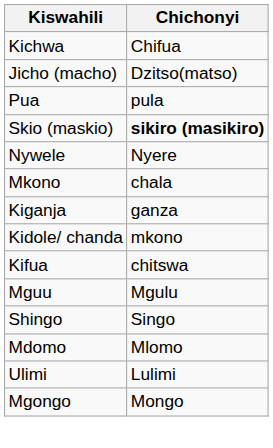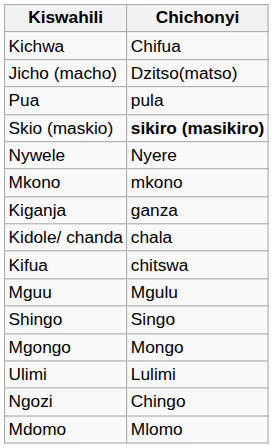(151, 182) chala -> (157, 182) mkono
(157, 237) mkono -> (151, 237) chala
rows swapped: (37, 347) <-> (40, 401)
+ row: (31, 401)
